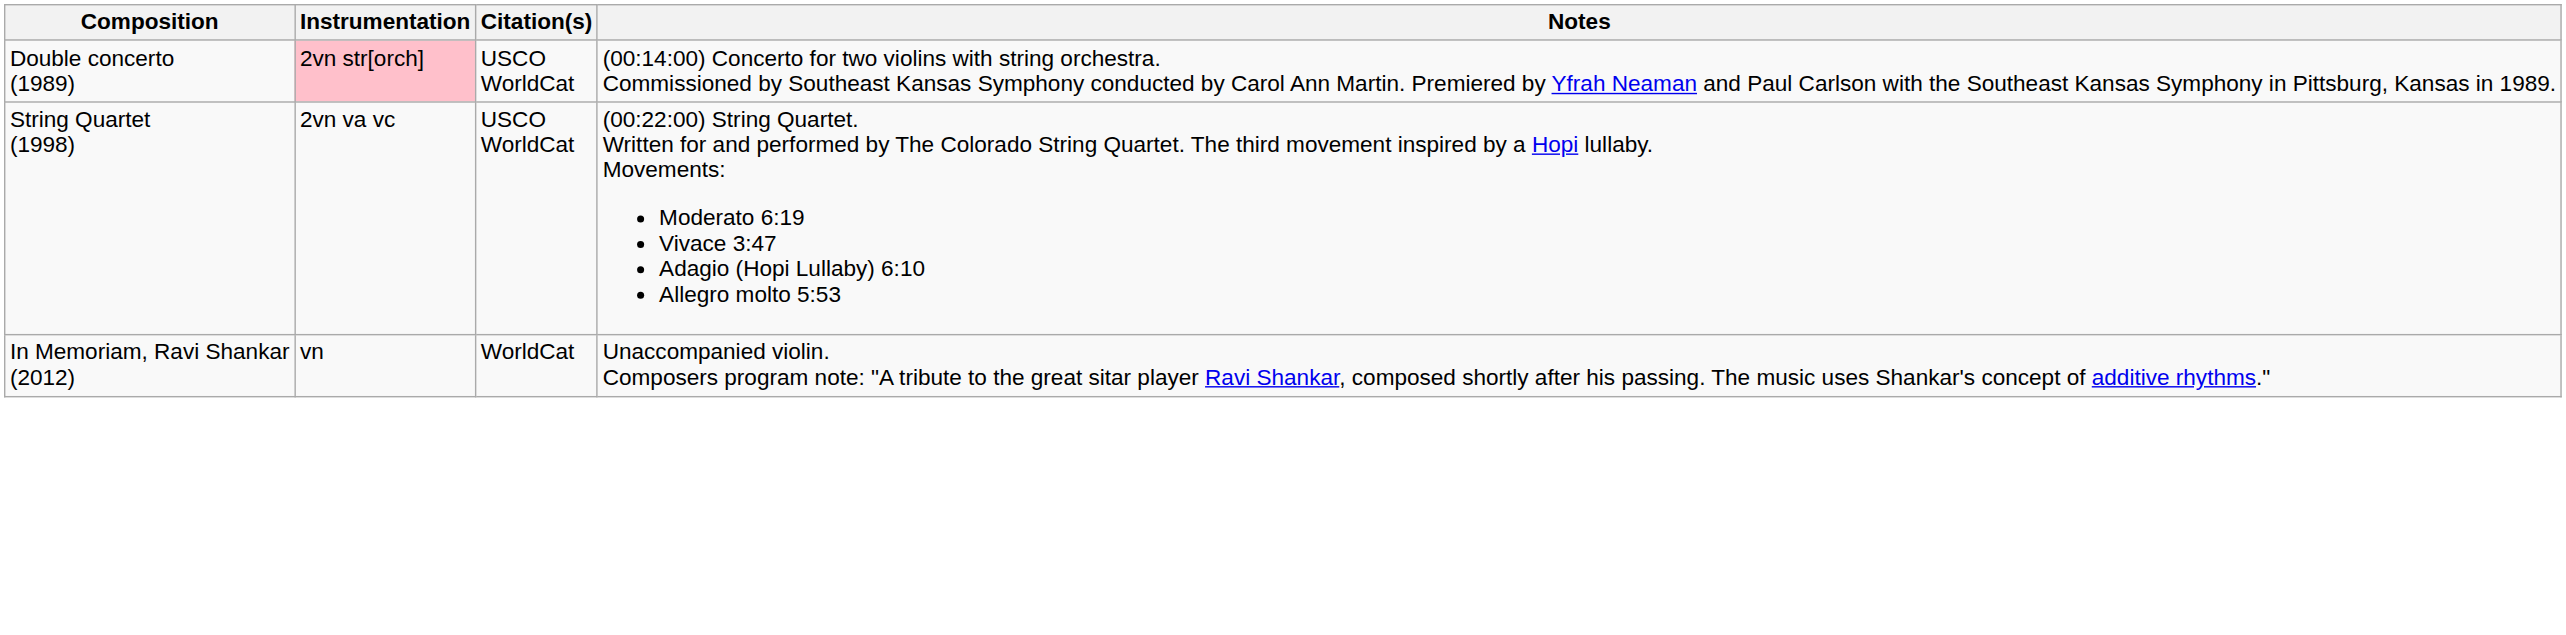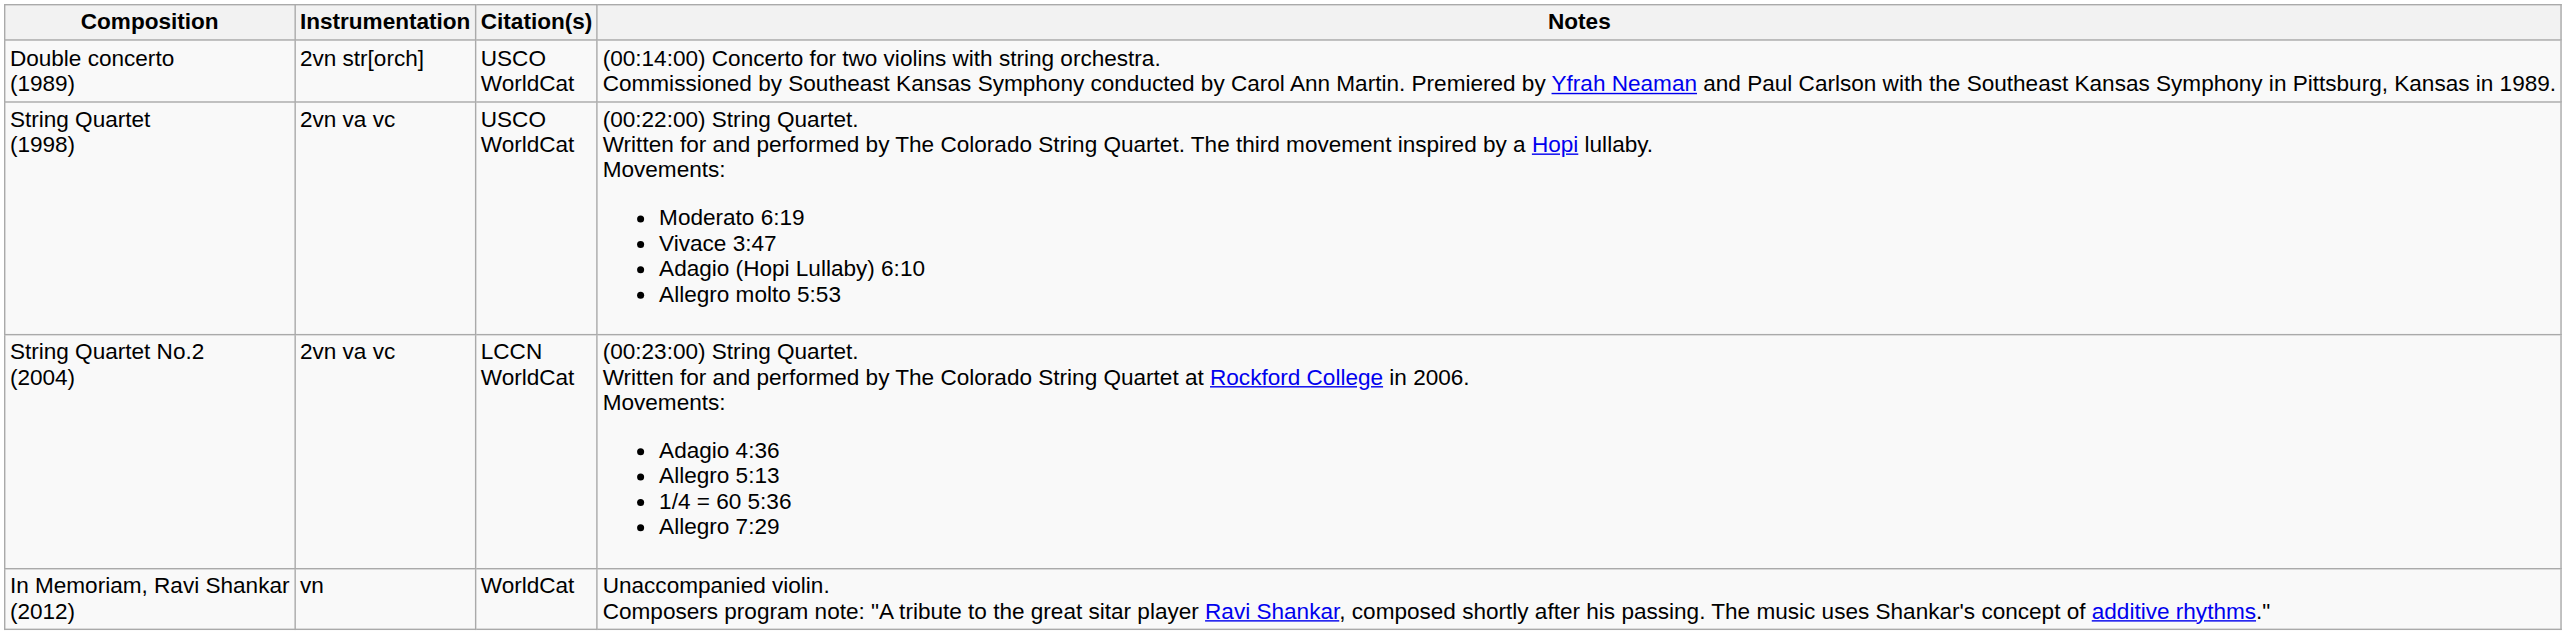(362, 58) pink background -> (362, 58) no background
+ row: (107, 365)
